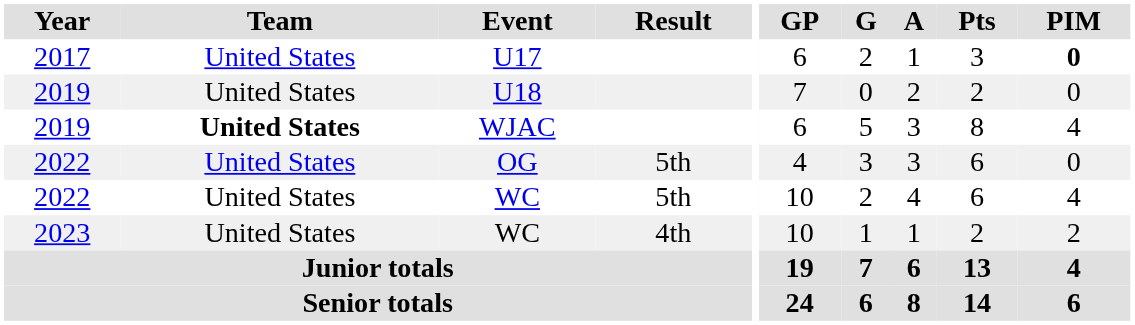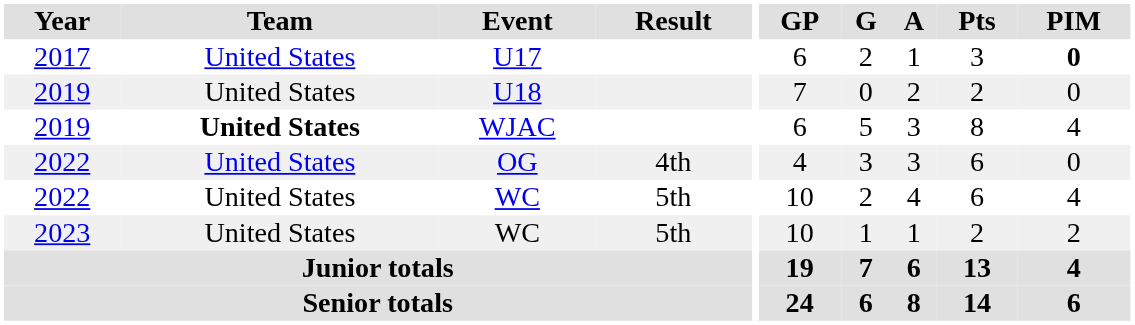(673, 162) 5th -> (673, 162) 4th
(673, 232) 4th -> (673, 232) 5th
